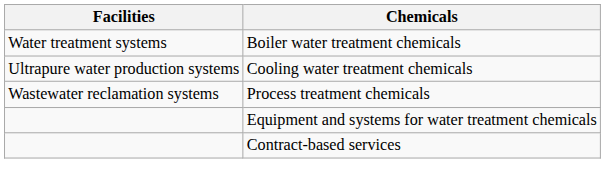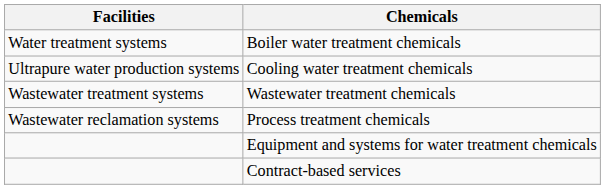+ row: (351, 94)
